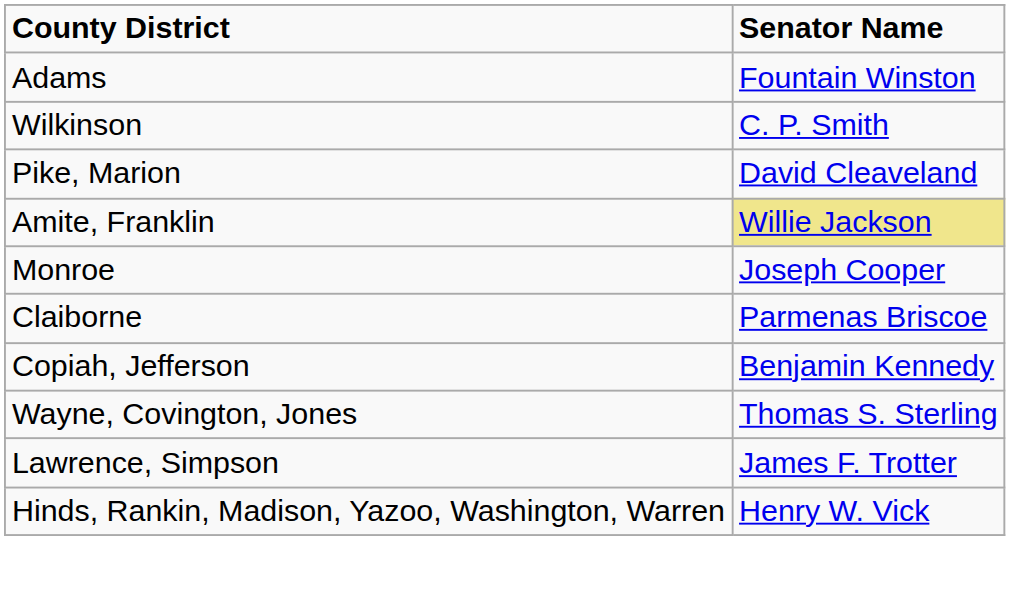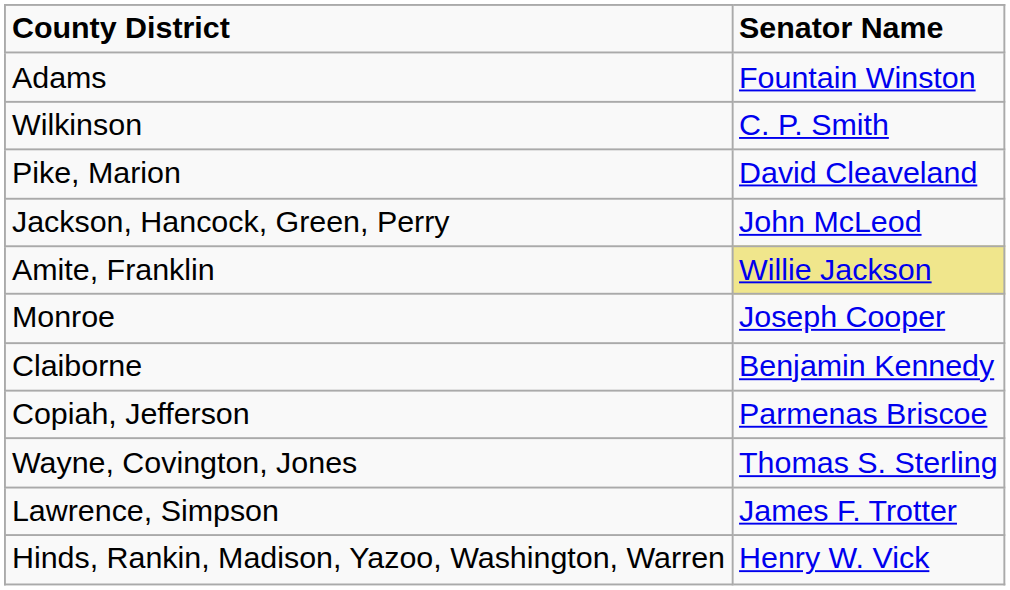+ row: (231, 221)
(863, 317) Parmenas Briscoe -> (867, 366) Benjamin Kennedy
(867, 366) Benjamin Kennedy -> (863, 414) Parmenas Briscoe
